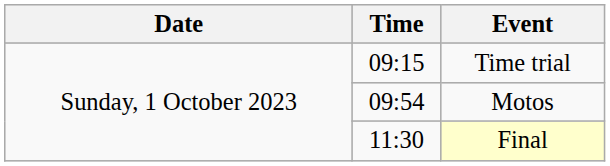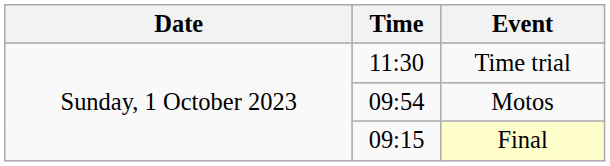(397, 62) 09:15 -> (397, 62) 11:30
(397, 140) 11:30 -> (397, 140) 09:15
